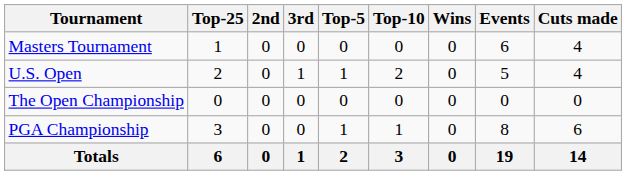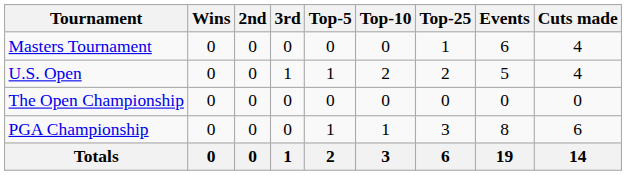columns swapped: (452, 18) <-> (218, 18)
